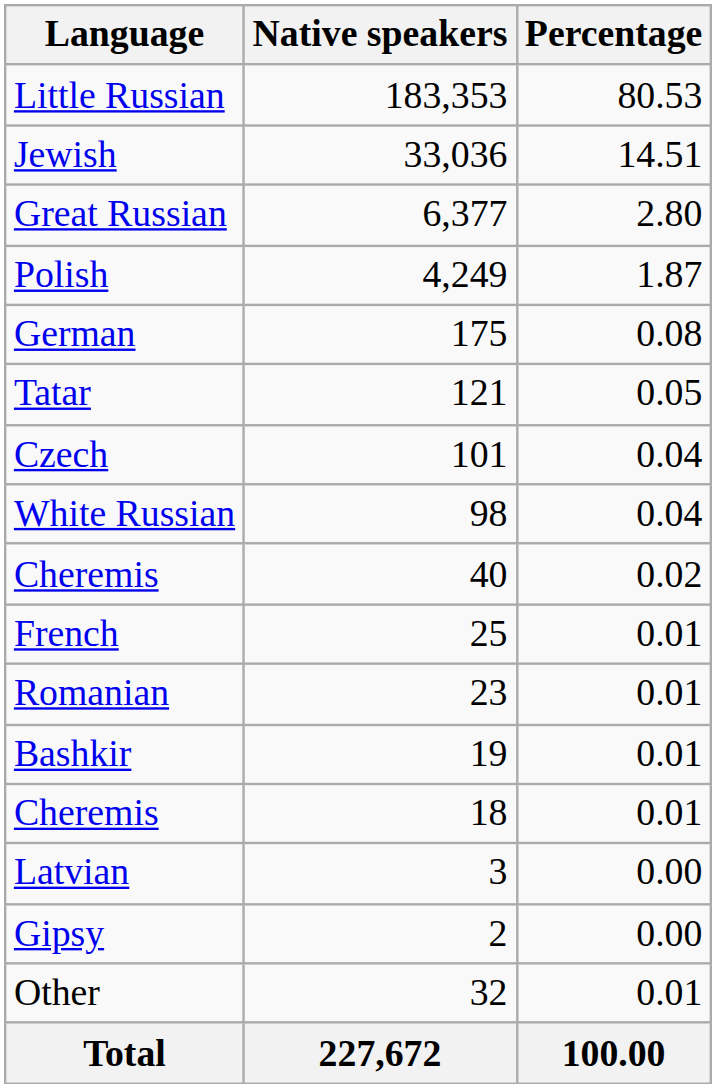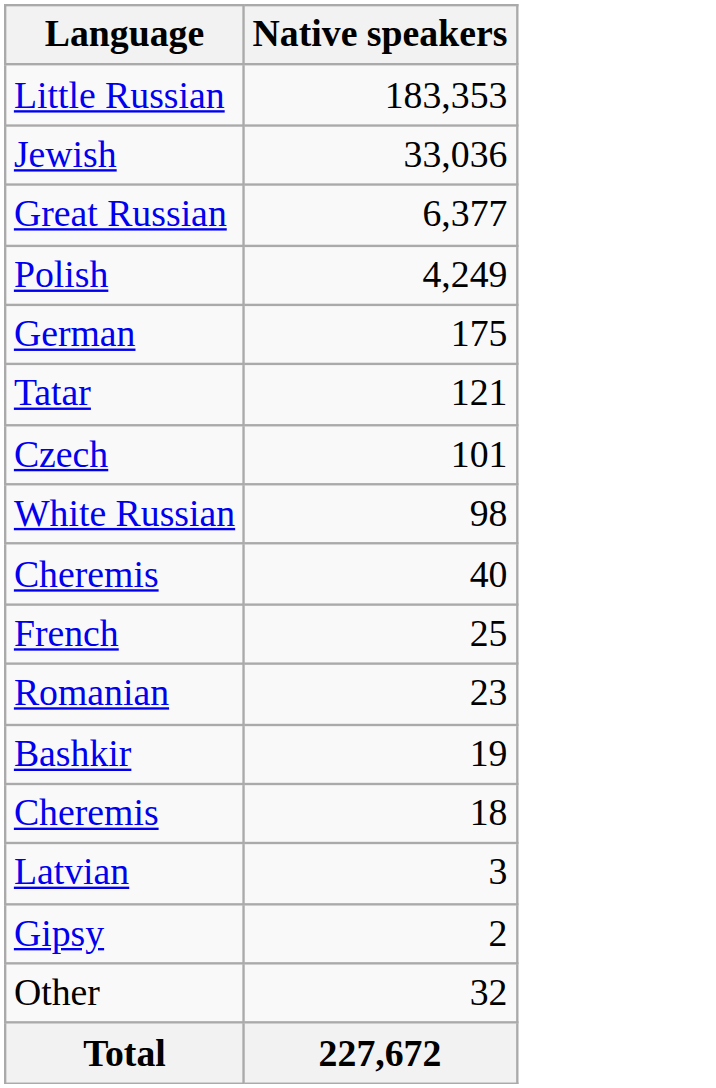- column: (614, 34)
